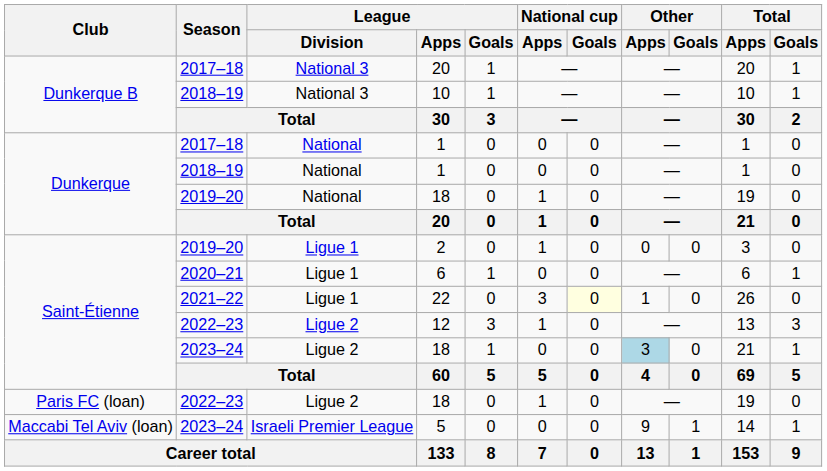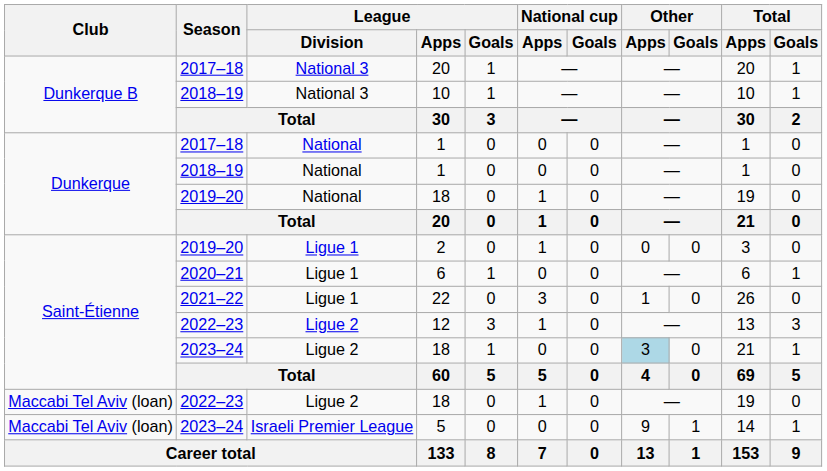(594, 299) lightyellow background -> (594, 299) no background
(91, 401) Paris FC (loan) -> (91, 401) Maccabi Tel Aviv (loan)
